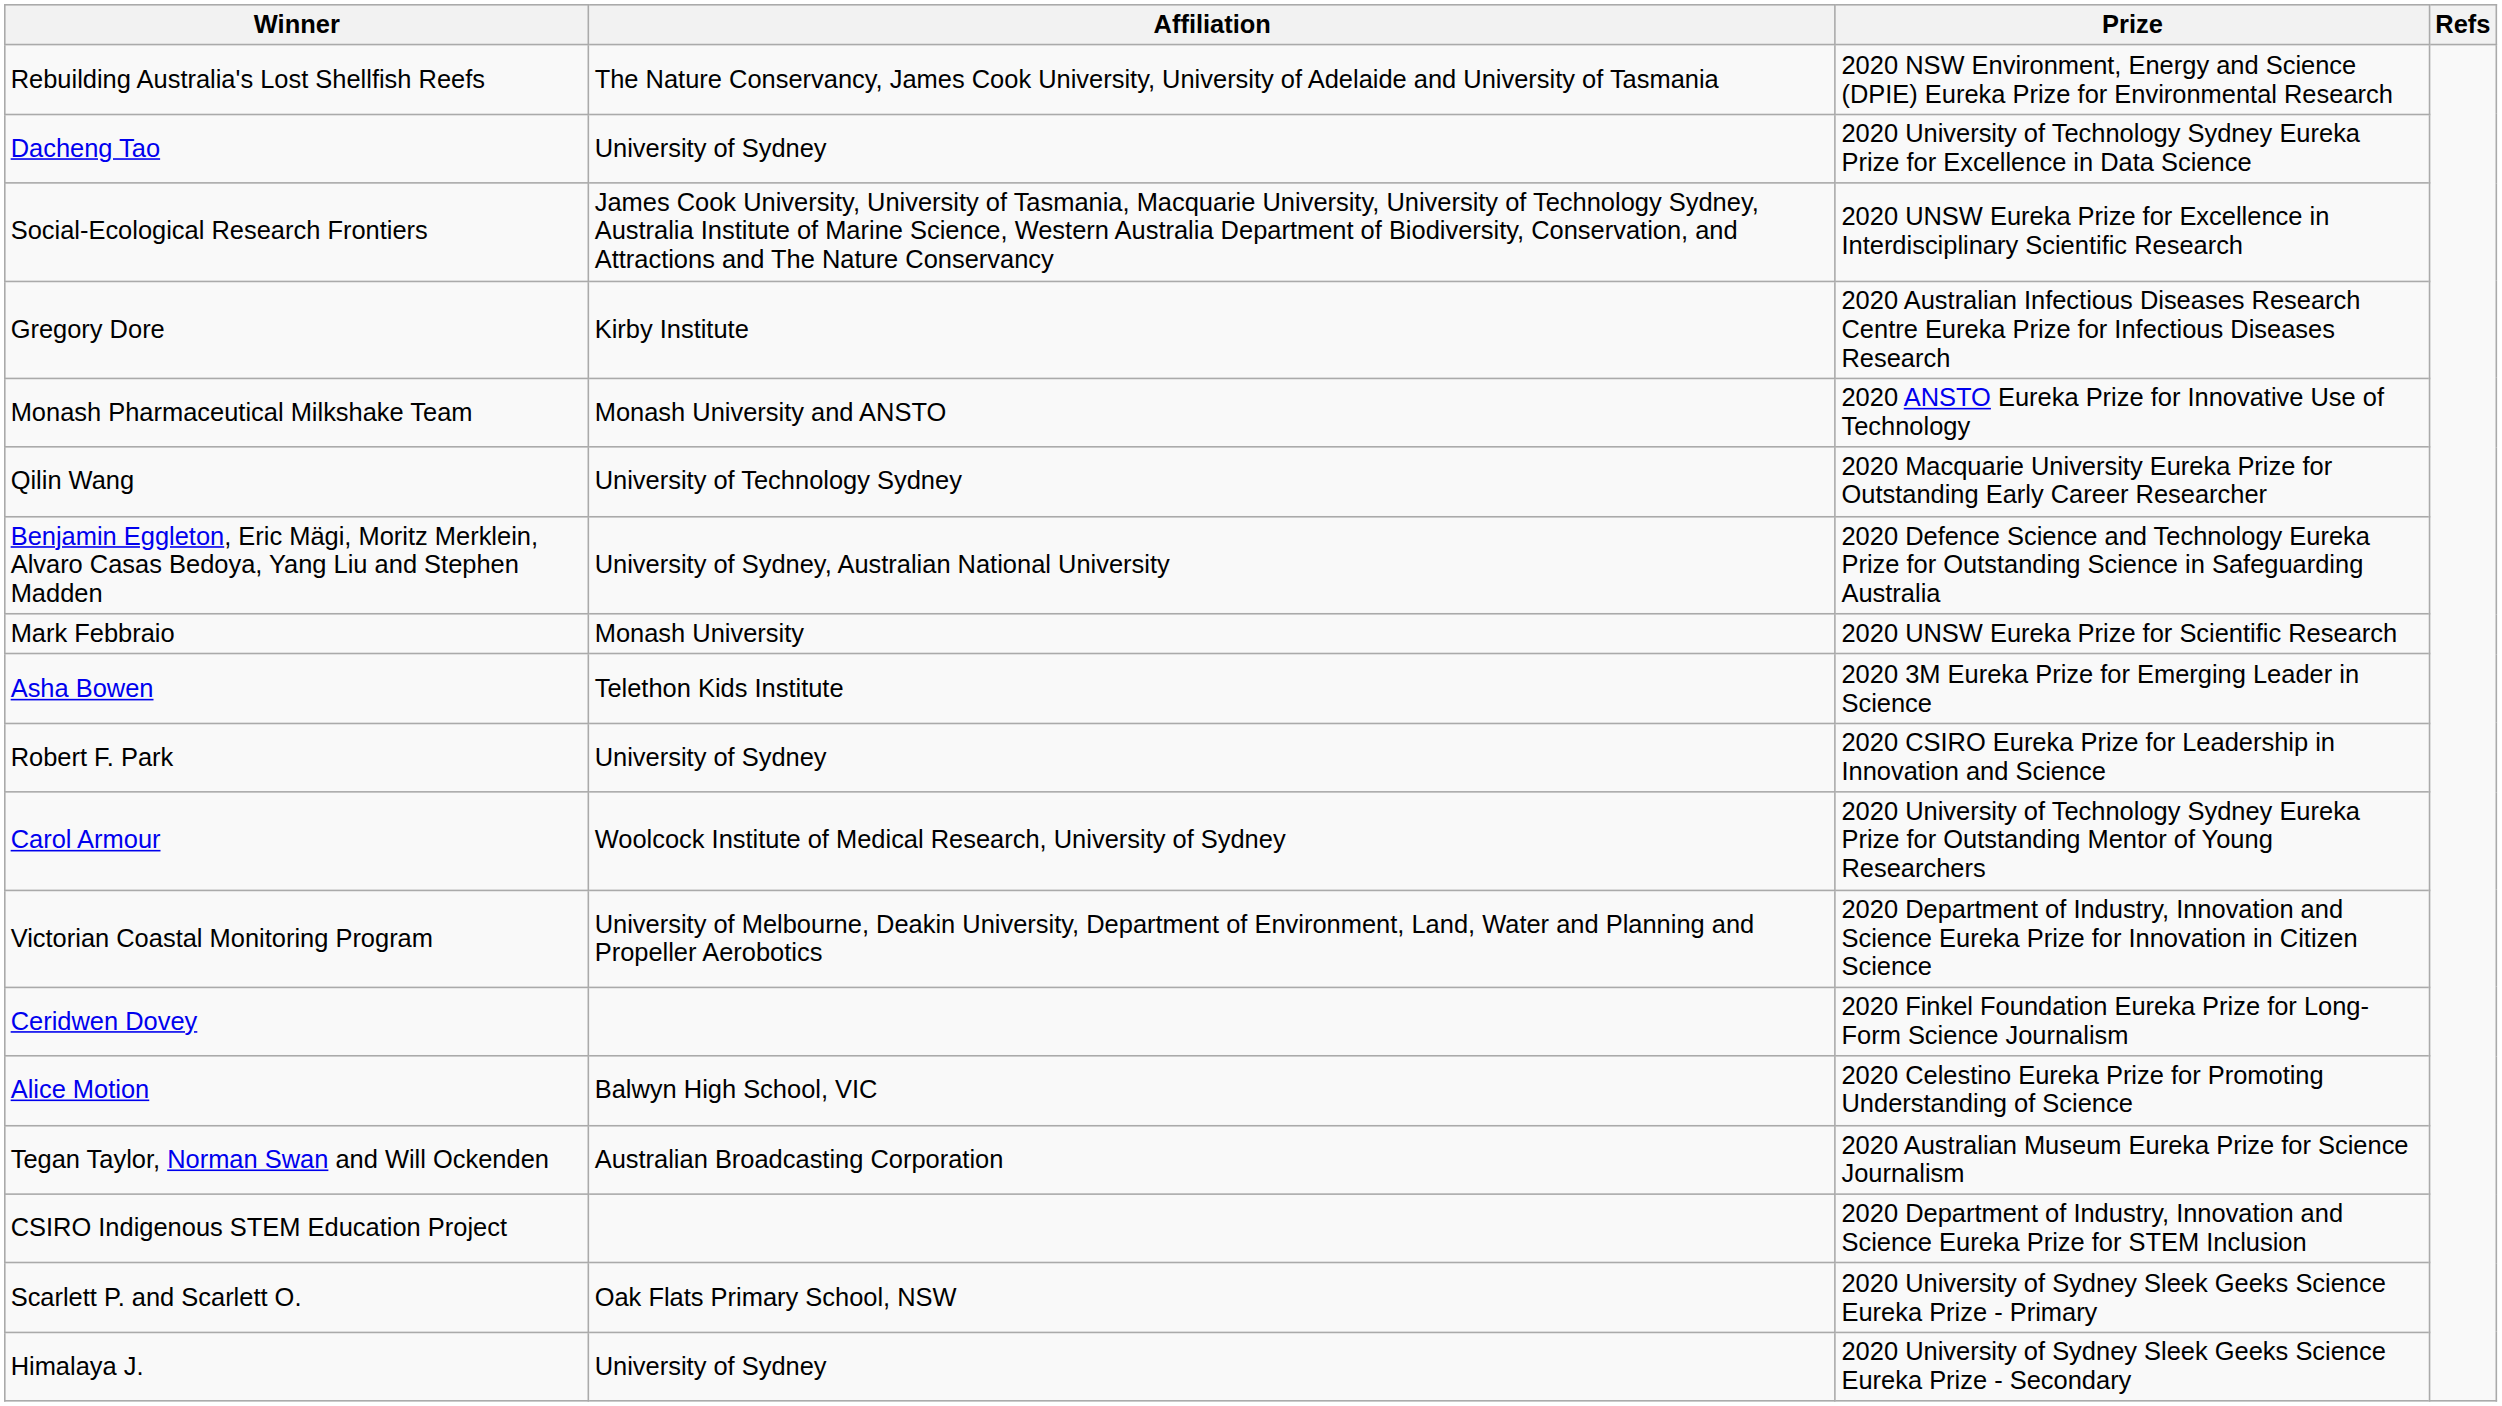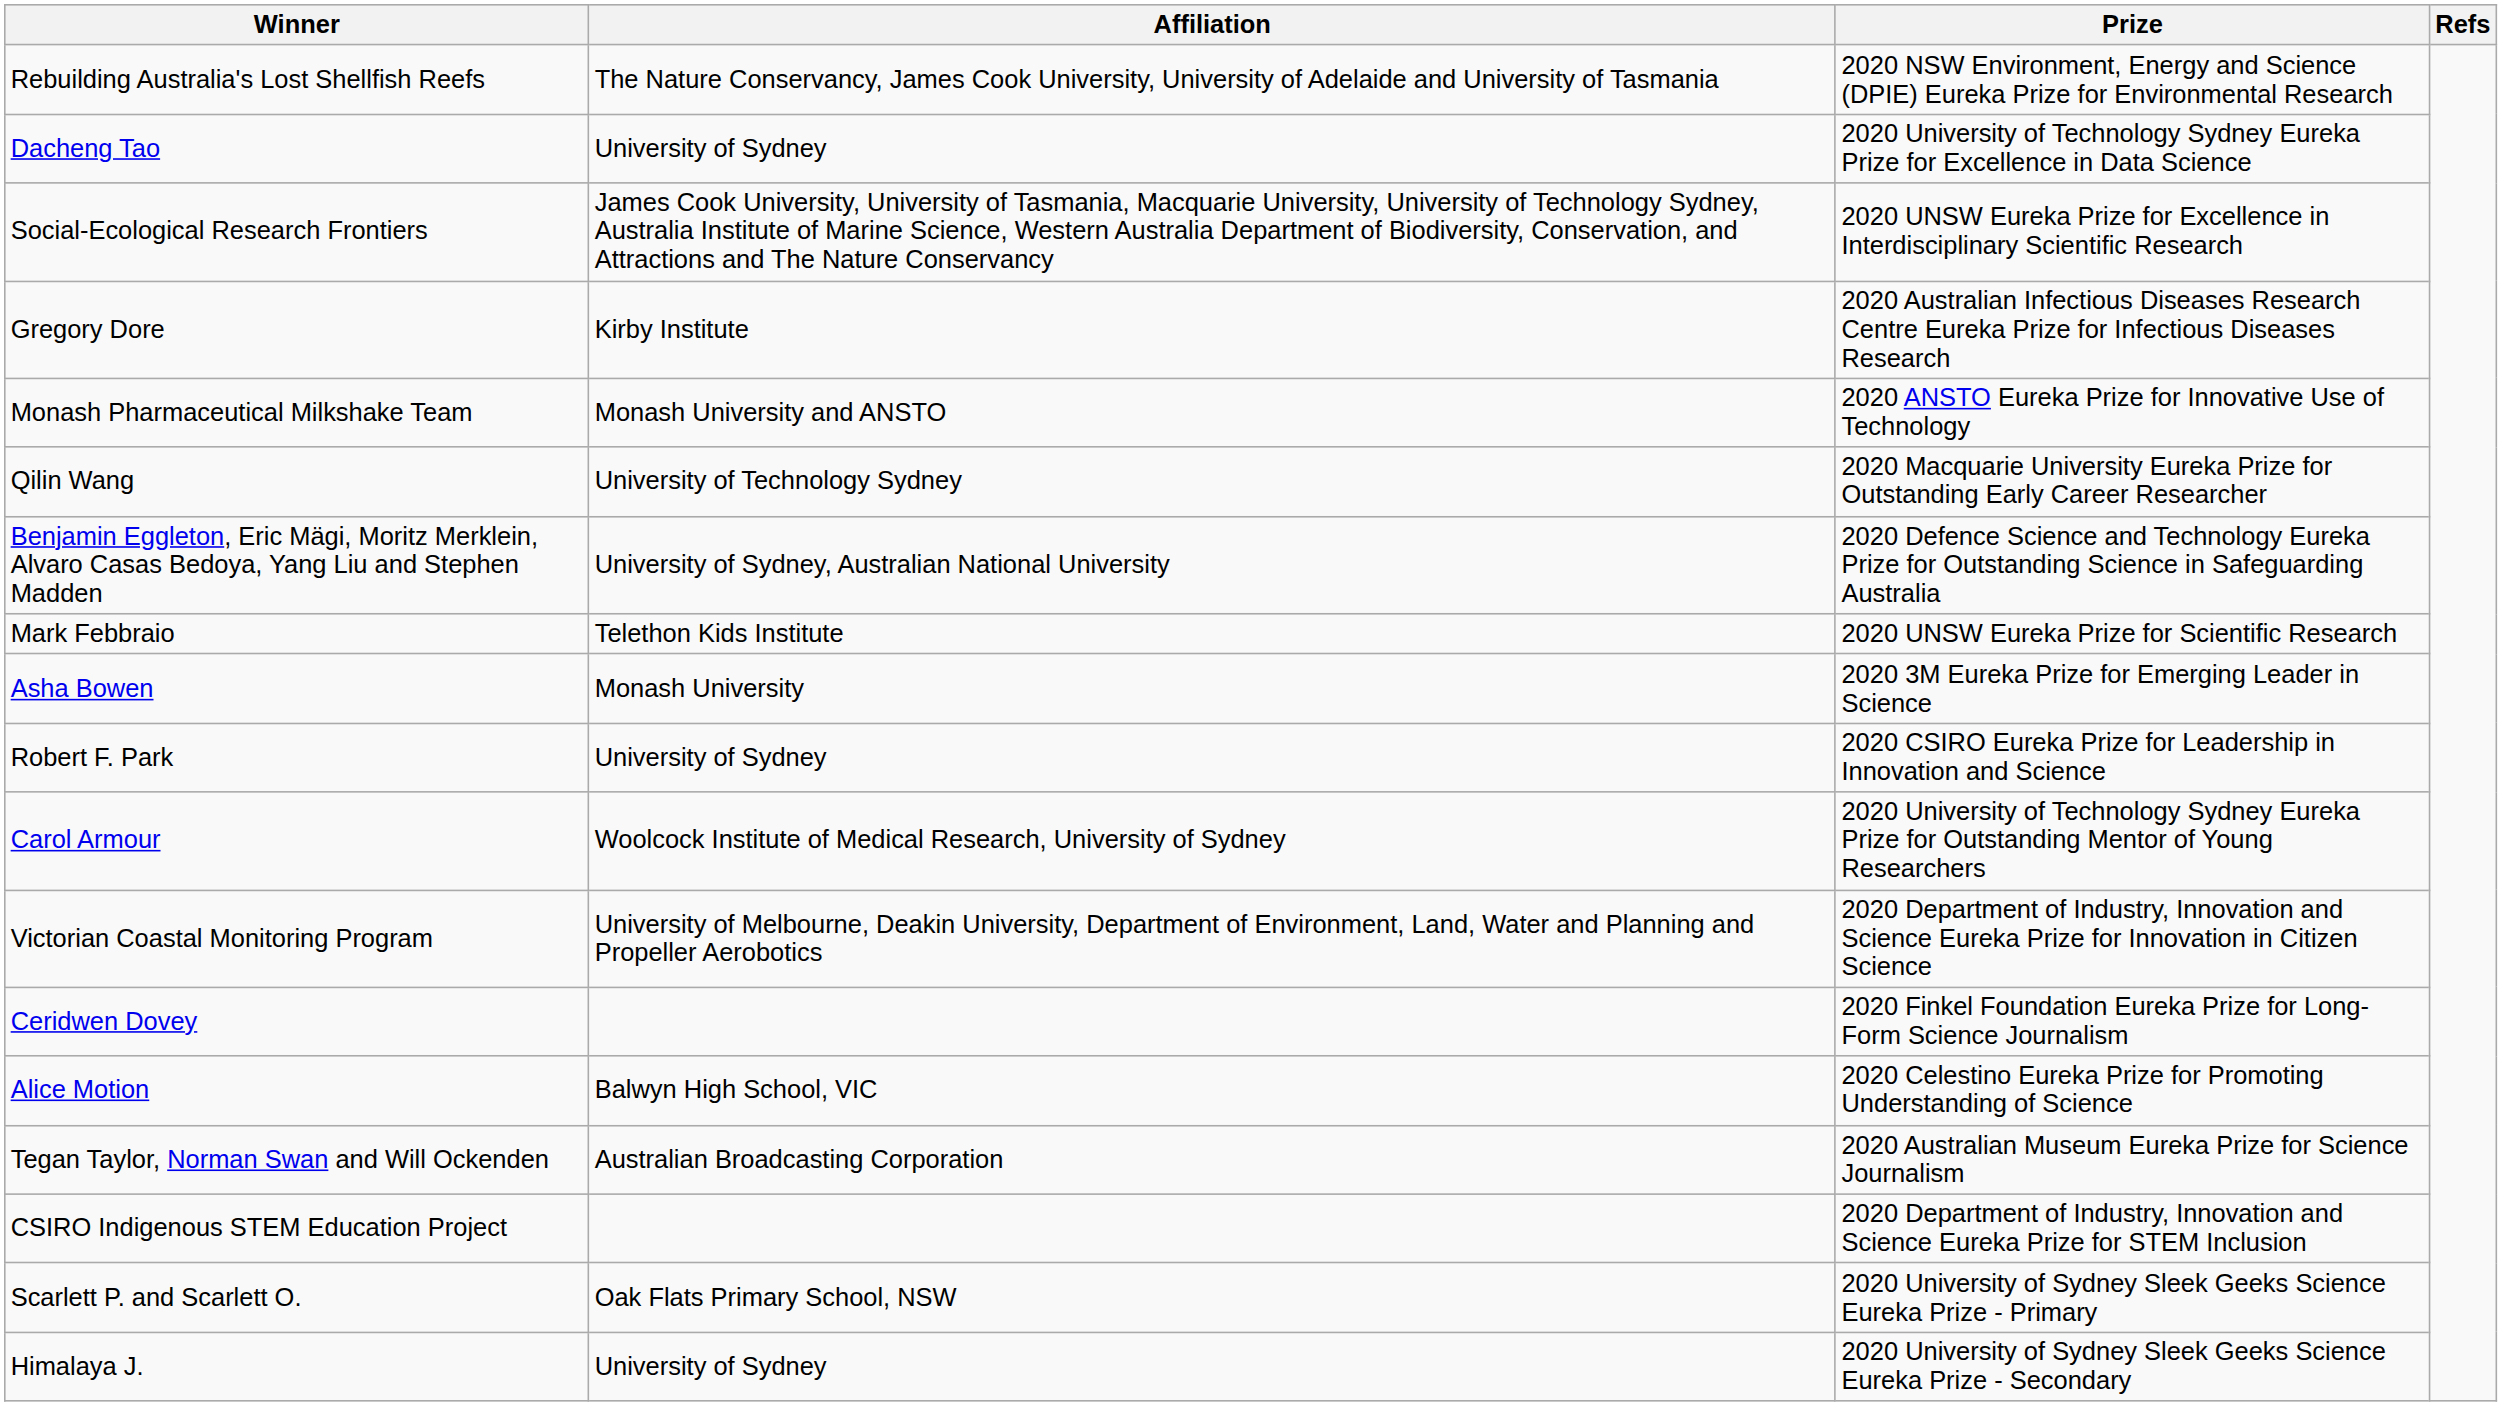(699, 633) Monash University -> (719, 633) Telethon Kids Institute
(719, 688) Telethon Kids Institute -> (699, 688) Monash University
